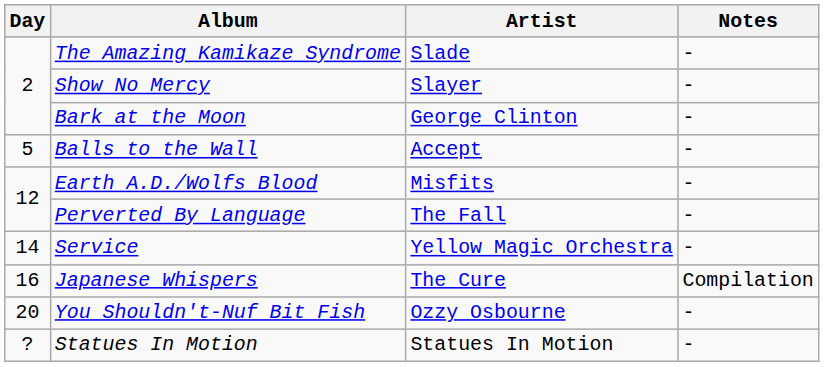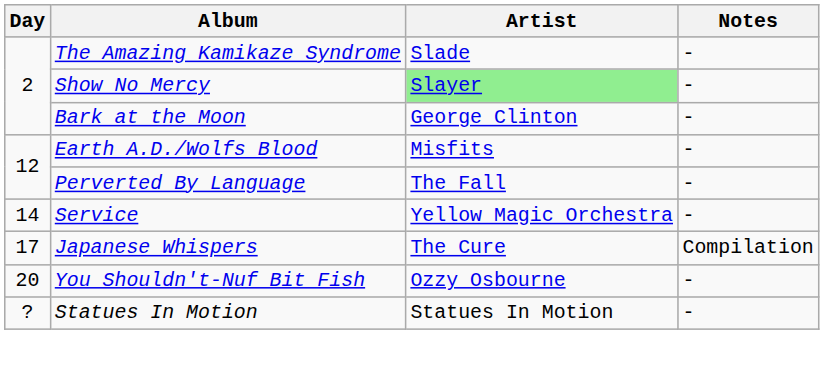(446, 86) no background -> (446, 86) lightgreen background
- row: (156, 151)
(27, 280) 16 -> (27, 248) 17
